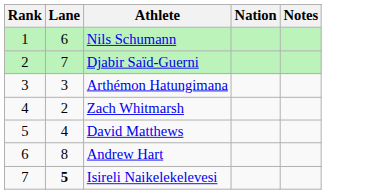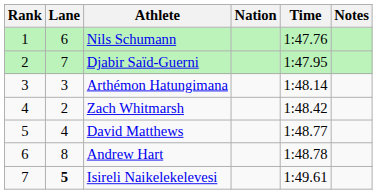+ column: (305, 16)
